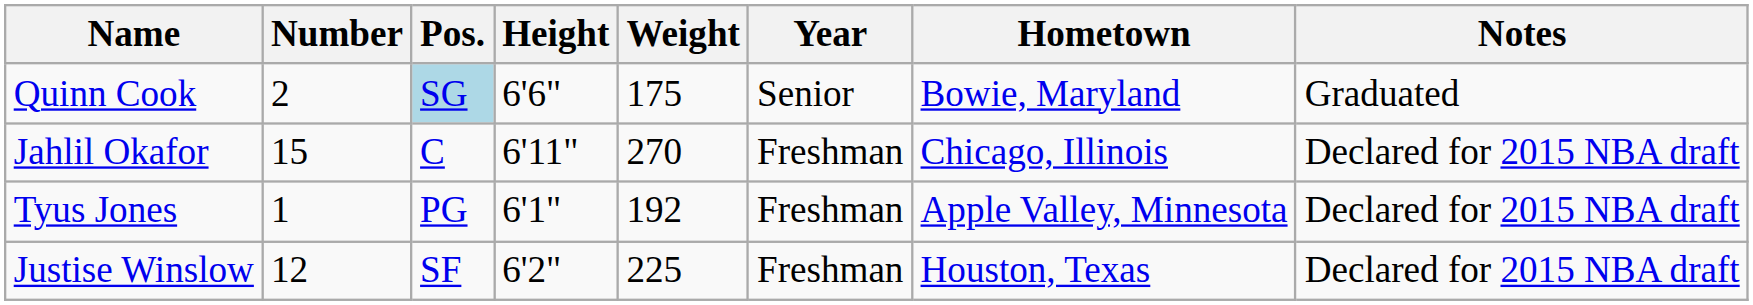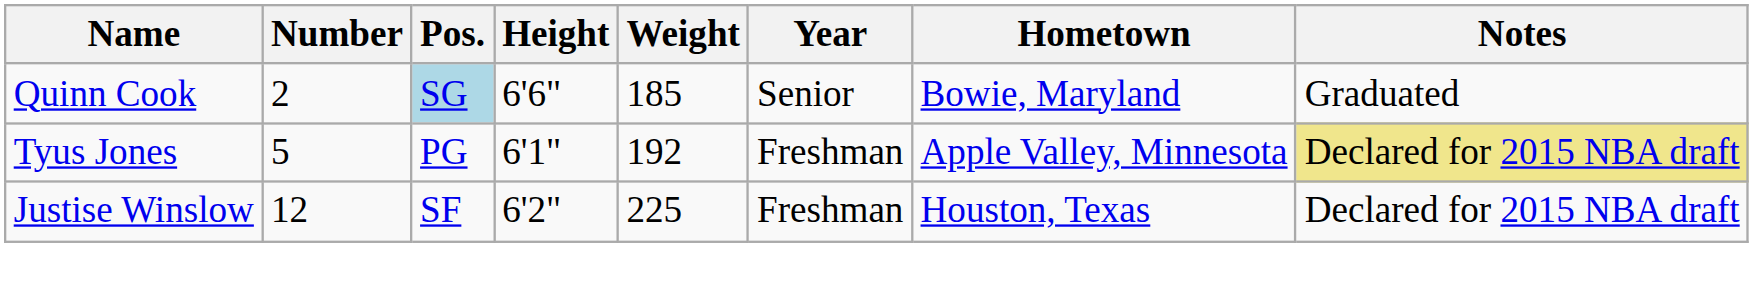(654, 92) 175 -> (654, 92) 185
- row: (111, 151)
(280, 210) 1 -> (280, 151) 5
(1522, 210) no background -> (1522, 151) khaki background
